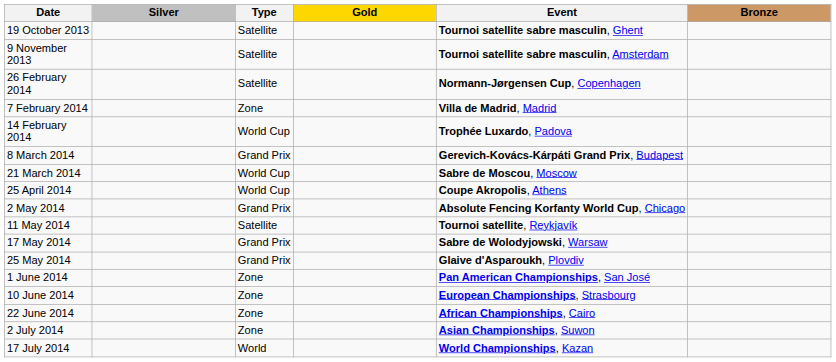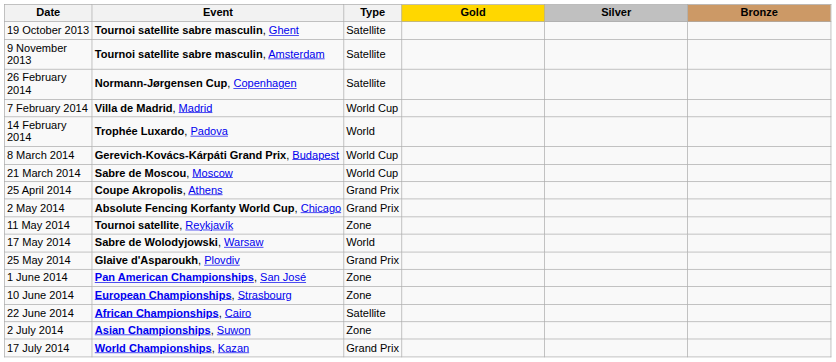columns swapped: (562, 13) <-> (164, 13)
(250, 108) Zone -> (372, 108) World Cup
(264, 131) World Cup -> (361, 131) World
(264, 155) Grand Prix -> (372, 155) World Cup
(264, 190) World Cup -> (373, 190) Grand Prix
(258, 225) Satellite -> (359, 225) Zone
(264, 243) Grand Prix -> (361, 243) World
(250, 313) Zone -> (366, 313) Satellite
(252, 348) World -> (373, 348) Grand Prix
